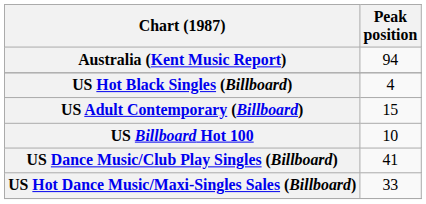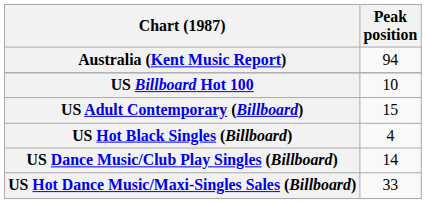rows swapped: (182, 135) <-> (182, 85)
(390, 160) 41 -> (390, 160) 14
